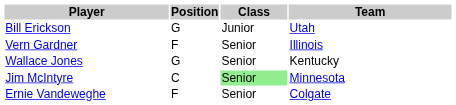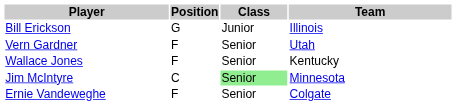(302, 28) Utah -> (306, 28) Illinois
(306, 45) Illinois -> (302, 45) Utah
(176, 61) G -> (175, 61) F
